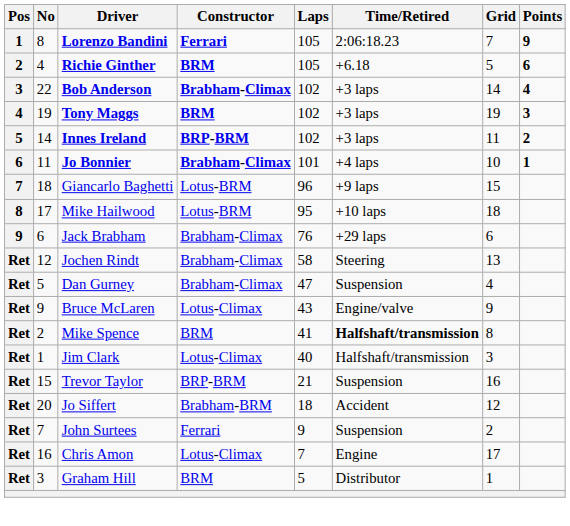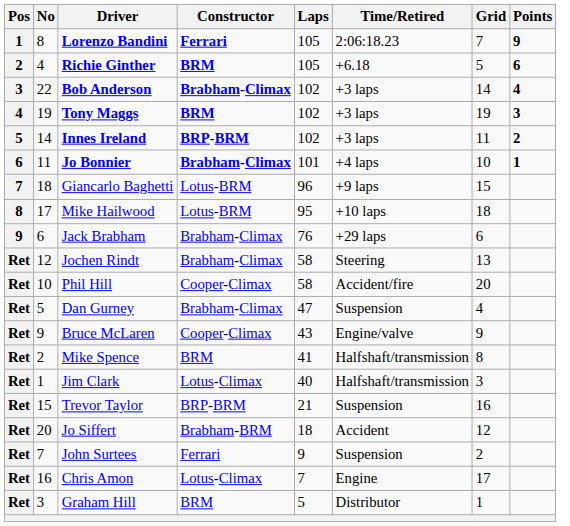+ row: (87, 284)
(221, 308) Lotus-Climax -> (226, 332) Cooper-Climax
(407, 332) bold -> (402, 357) normal
